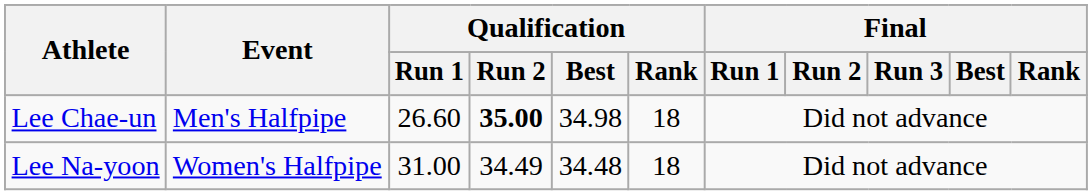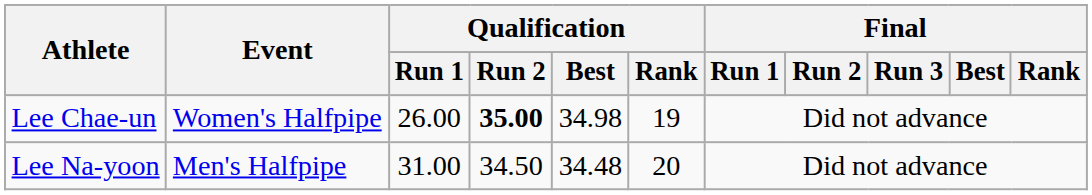(260, 118) Men's Halfpipe -> (277, 118) Women's Halfpipe
(429, 118) 26.60 -> (429, 118) 26.00
(666, 118) 18 -> (666, 118) 19
(277, 165) Women's Halfpipe -> (260, 165) Men's Halfpipe
(511, 165) 34.49 -> (511, 165) 34.50
(666, 165) 18 -> (666, 165) 20
